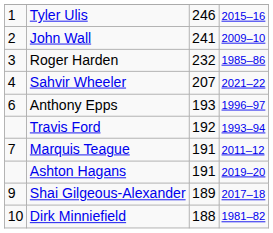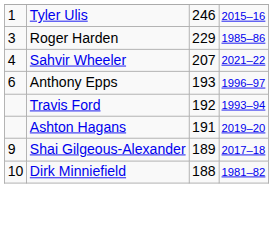- row: (60, 37)
(204, 60) 232 -> (204, 37) 229
- row: (80, 149)
